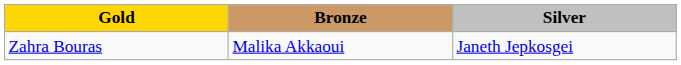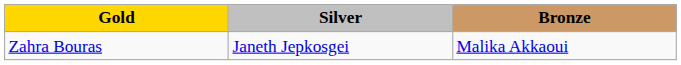columns swapped: (564, 18) <-> (340, 18)
